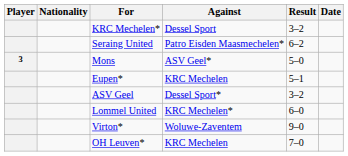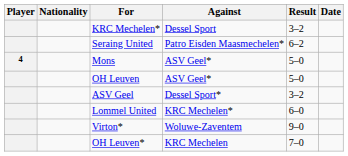(21, 59) 3 -> (21, 59) 4
- row: (107, 79)
+ row: (116, 79)
